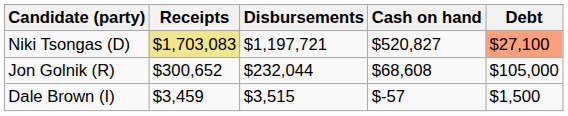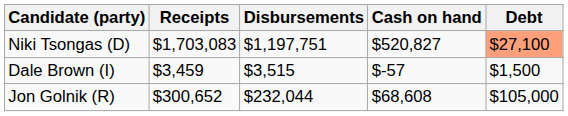(195, 44) khaki background -> (195, 44) no background
(285, 44) $1,197,721 -> (285, 44) $1,197,751
rows swapped: (62, 70) <-> (62, 96)
